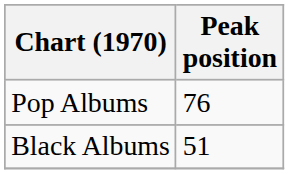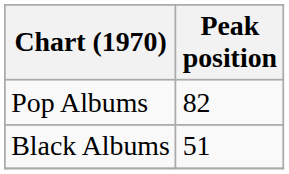(197, 102) 76 -> (197, 102) 82
